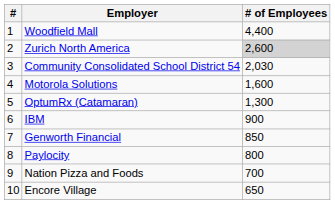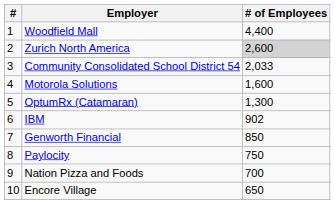(259, 66) 2,030 -> (259, 66) 2,033
(254, 119) 900 -> (254, 119) 902
(254, 155) 800 -> (254, 155) 750
